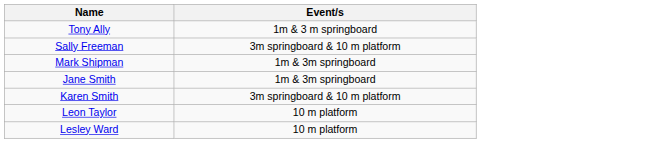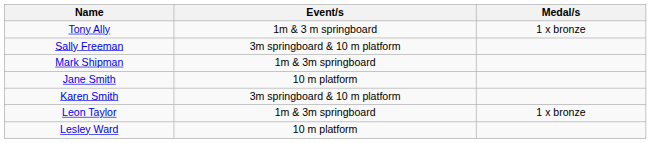+ column: (561, 12)
(325, 79) 1m & 3m springboard -> (325, 79) 10 m platform
(325, 113) 10 m platform -> (325, 113) 1m & 3m springboard
